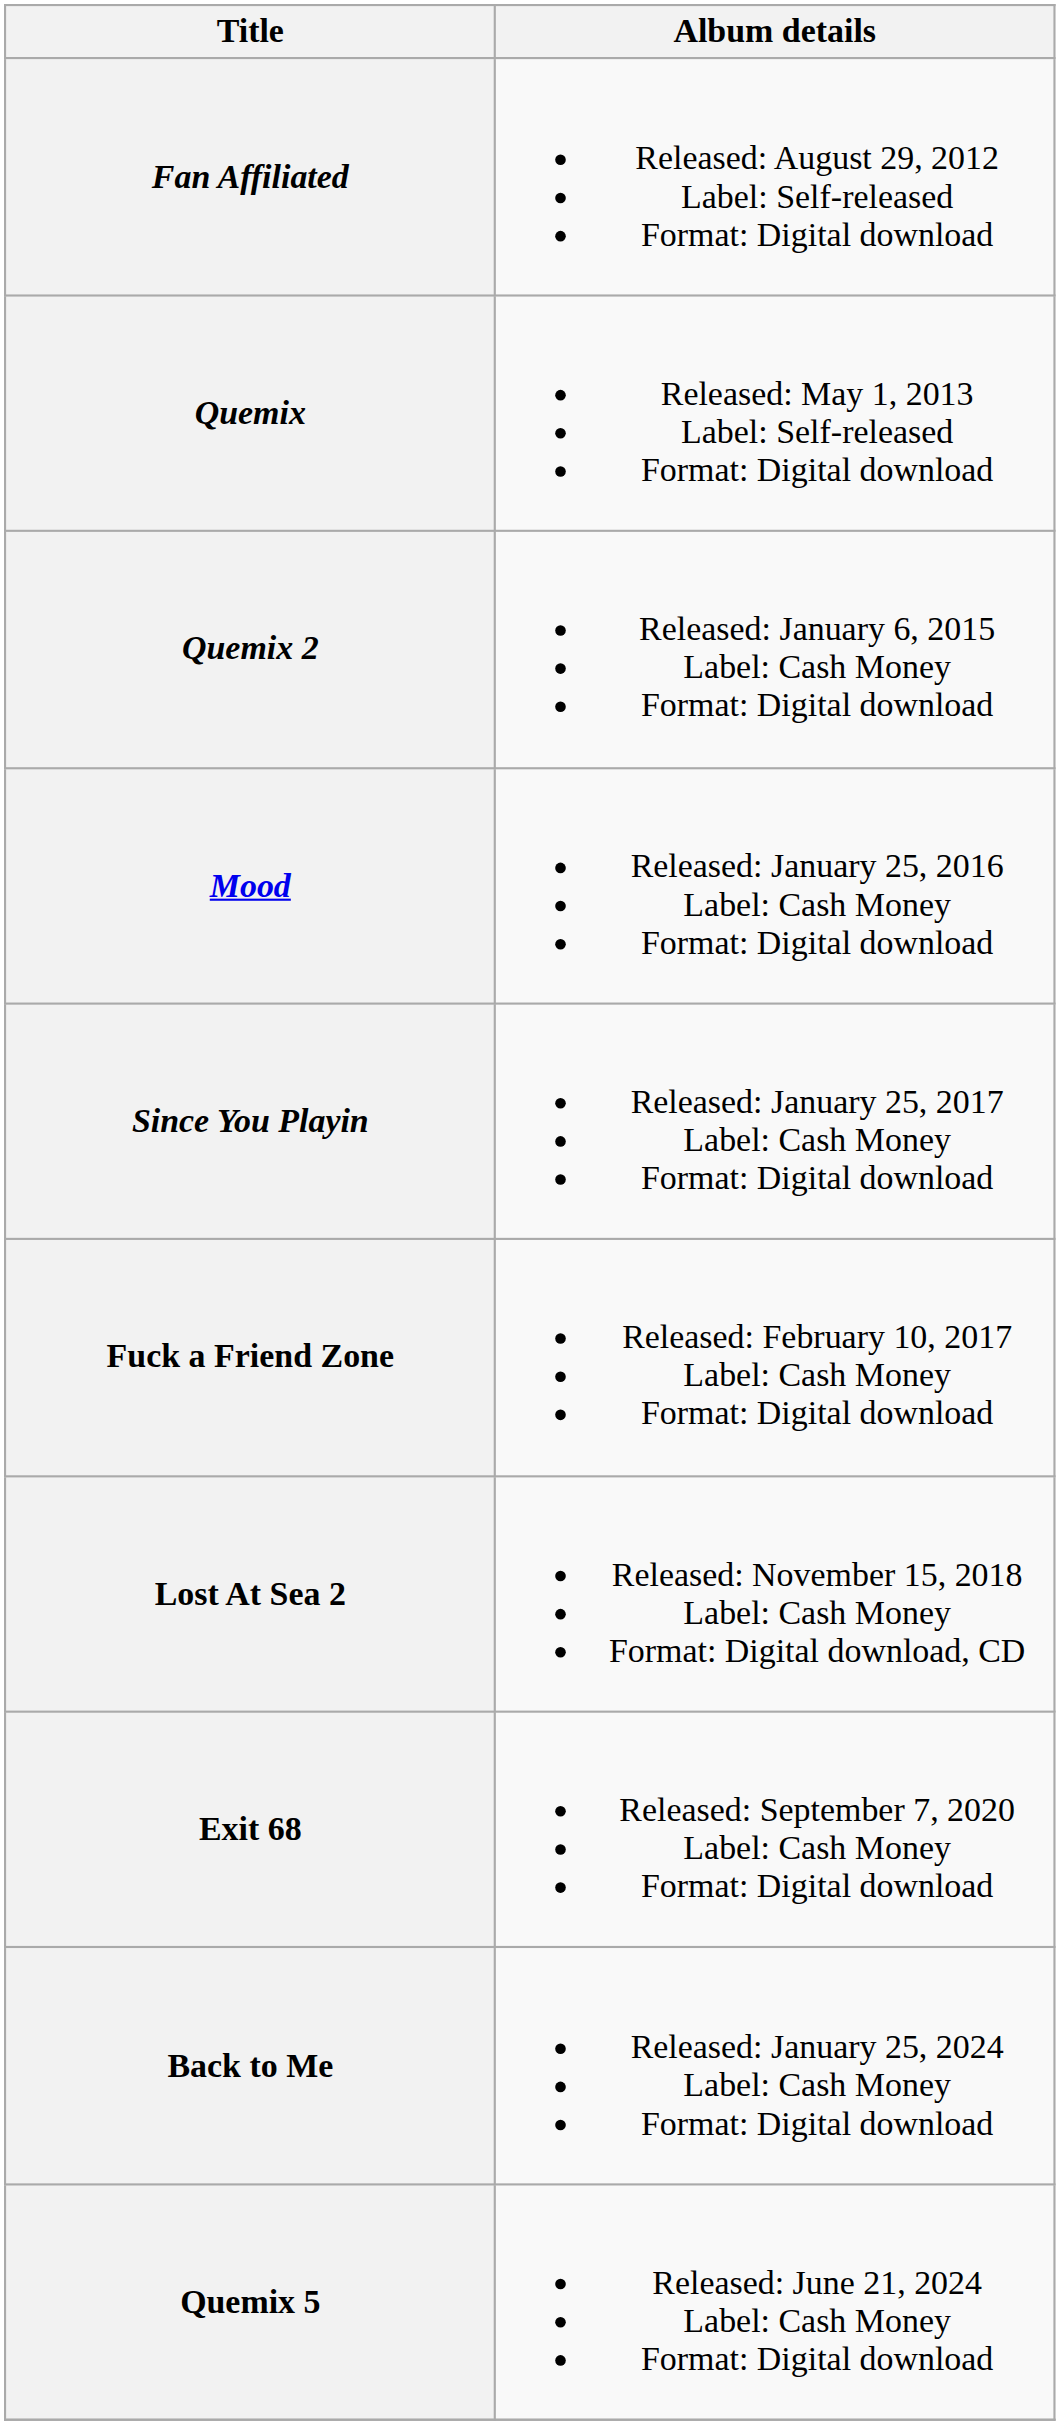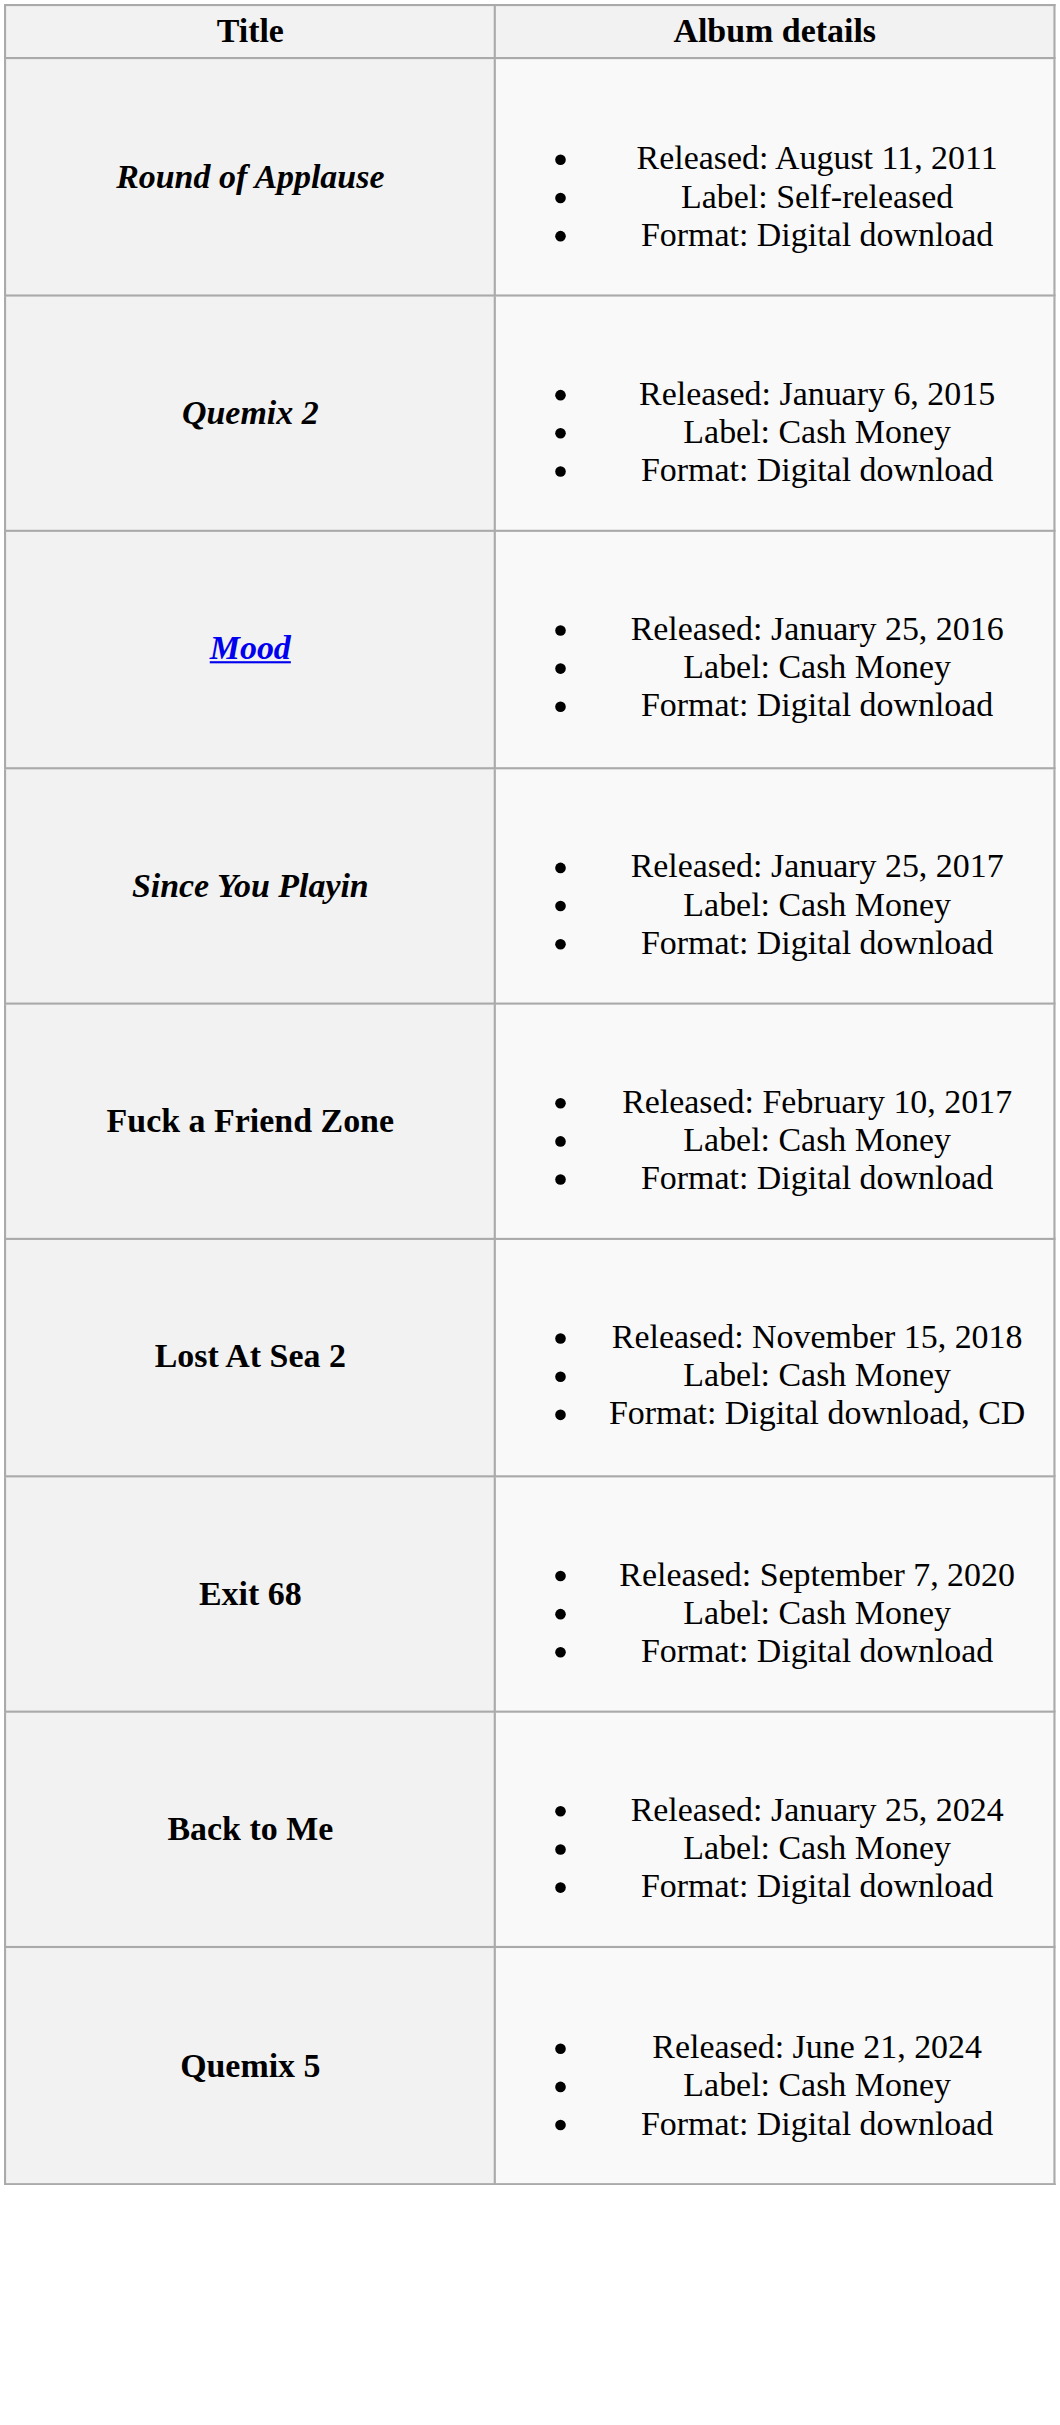+ row: (250, 176)
- row: (250, 176)
- row: (250, 412)
